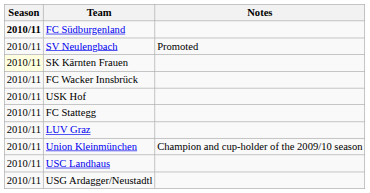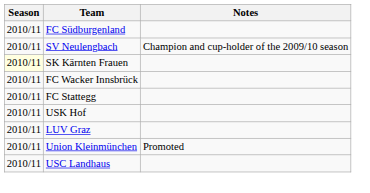(24, 29) bold -> (24, 29) normal
(178, 46) Promoted -> (246, 46) Champion and cup-holder of the 2009/10 season
rows swapped: (71, 113) <-> (66, 96)
(260, 146) Champion and cup-holder of the 2009/10 season -> (163, 146) Promoted
- row: (99, 180)
